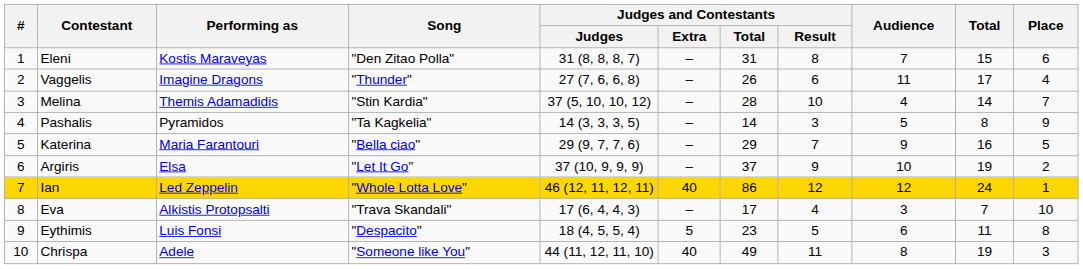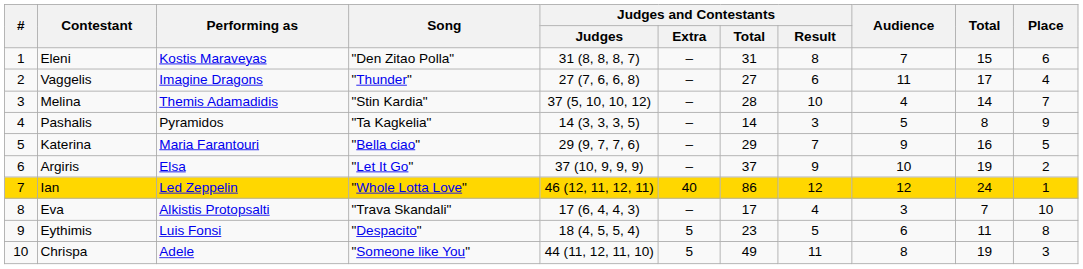(749, 79) 26 -> (749, 79) 27
(689, 252) 40 -> (689, 252) 5
